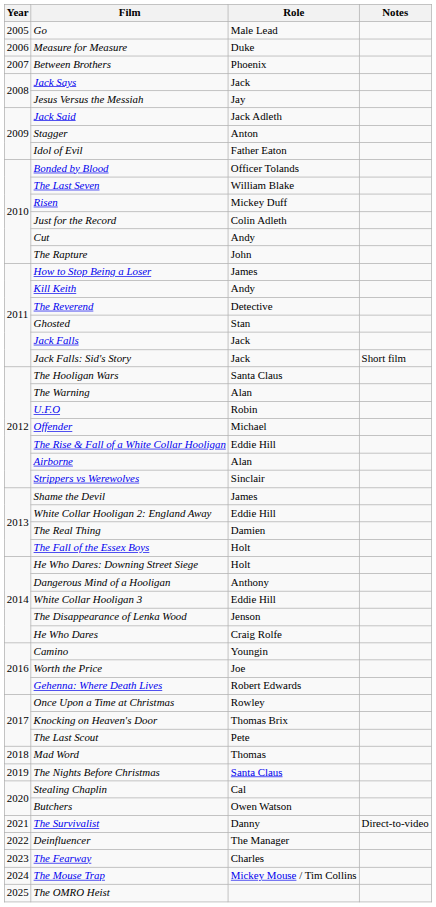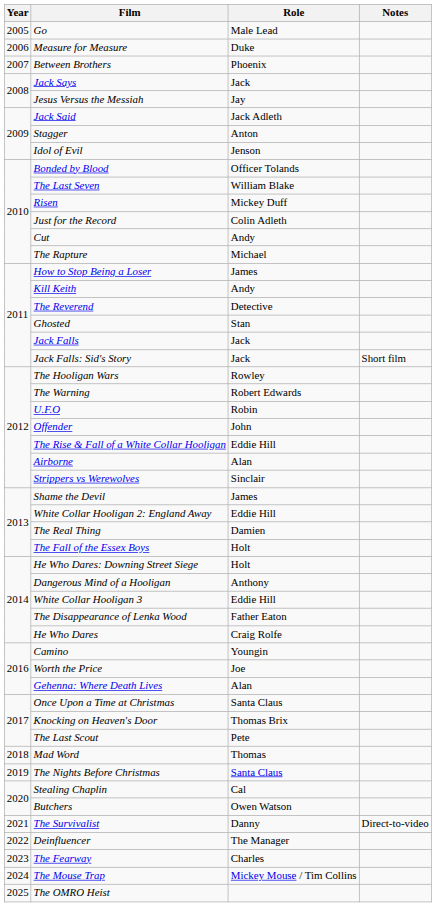(259, 151) Father Eaton -> (246, 151) Jenson
(241, 254) John -> (249, 254) Michael
(257, 375) Santa Claus -> (248, 375) Rowley
(241, 392) Alan -> (266, 392) Robert Edwards
(249, 427) Michael -> (241, 427) John
(246, 617) Jenson -> (259, 617) Father Eaton
(266, 686) Robert Edwards -> (241, 686) Alan
(248, 703) Rowley -> (257, 703) Santa Claus
